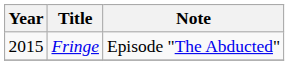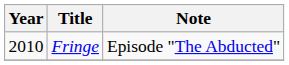(26, 45) 2015 -> (26, 45) 2010
